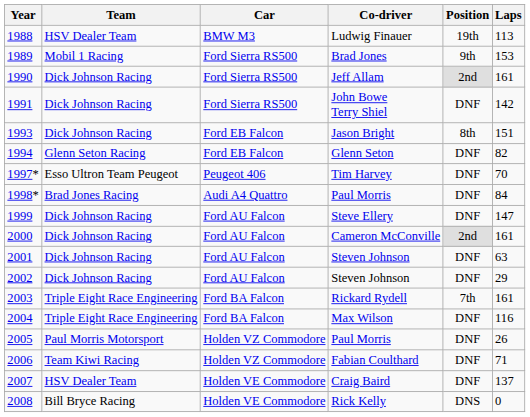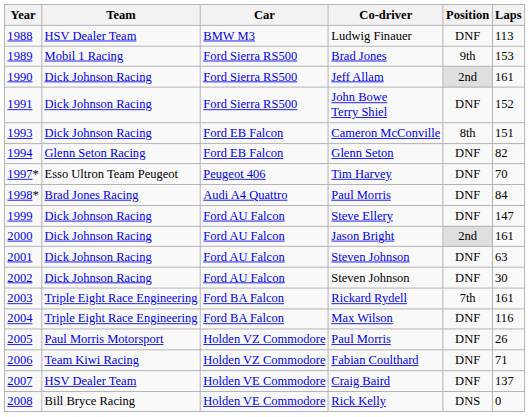(468, 35) 19th -> (468, 35) DNF
(504, 105) 142 -> (504, 105) 152
(363, 133) Jason Bright -> (386, 133) Cameron McConville
(386, 236) Cameron McConville -> (363, 236) Jason Bright
(501, 277) 29 -> (501, 277) 30
